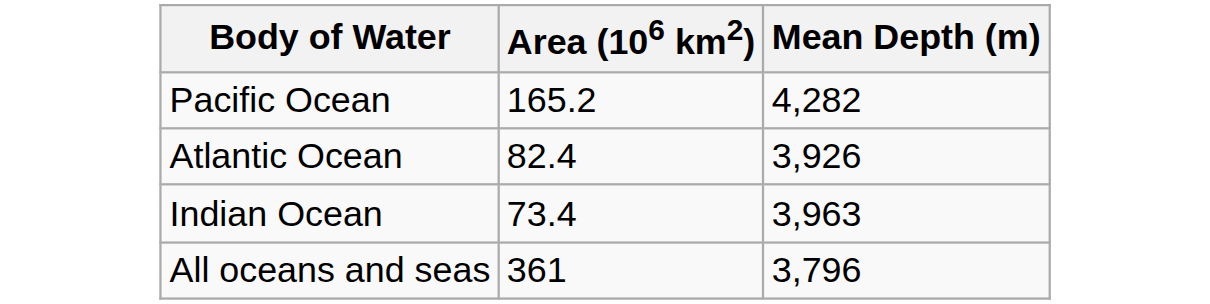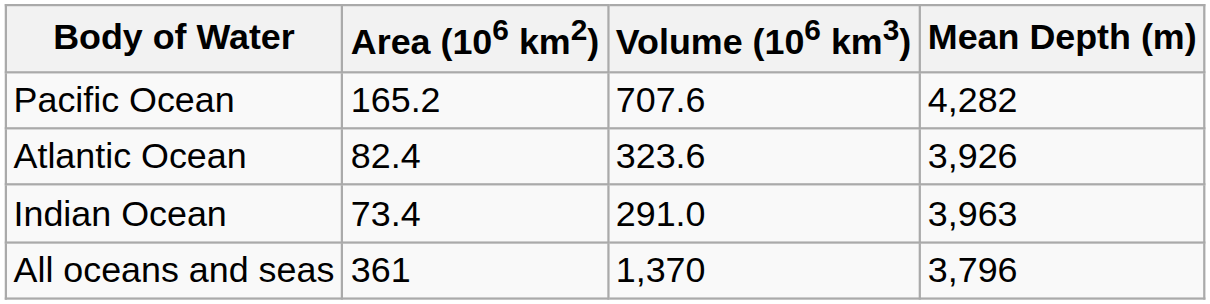+ column: (764, 37)
